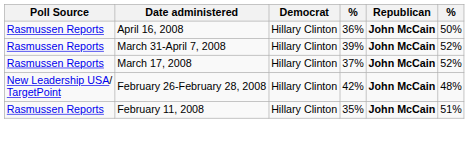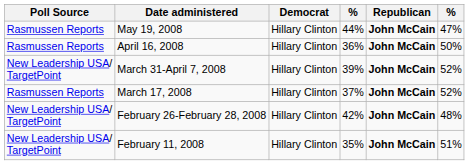+ row: (150, 30)
(55, 47) Rasmussen Reports -> (60, 70) New Leadership USA/ TargetPoint
(55, 110) Rasmussen Reports -> (60, 145) New Leadership USA/ TargetPoint
